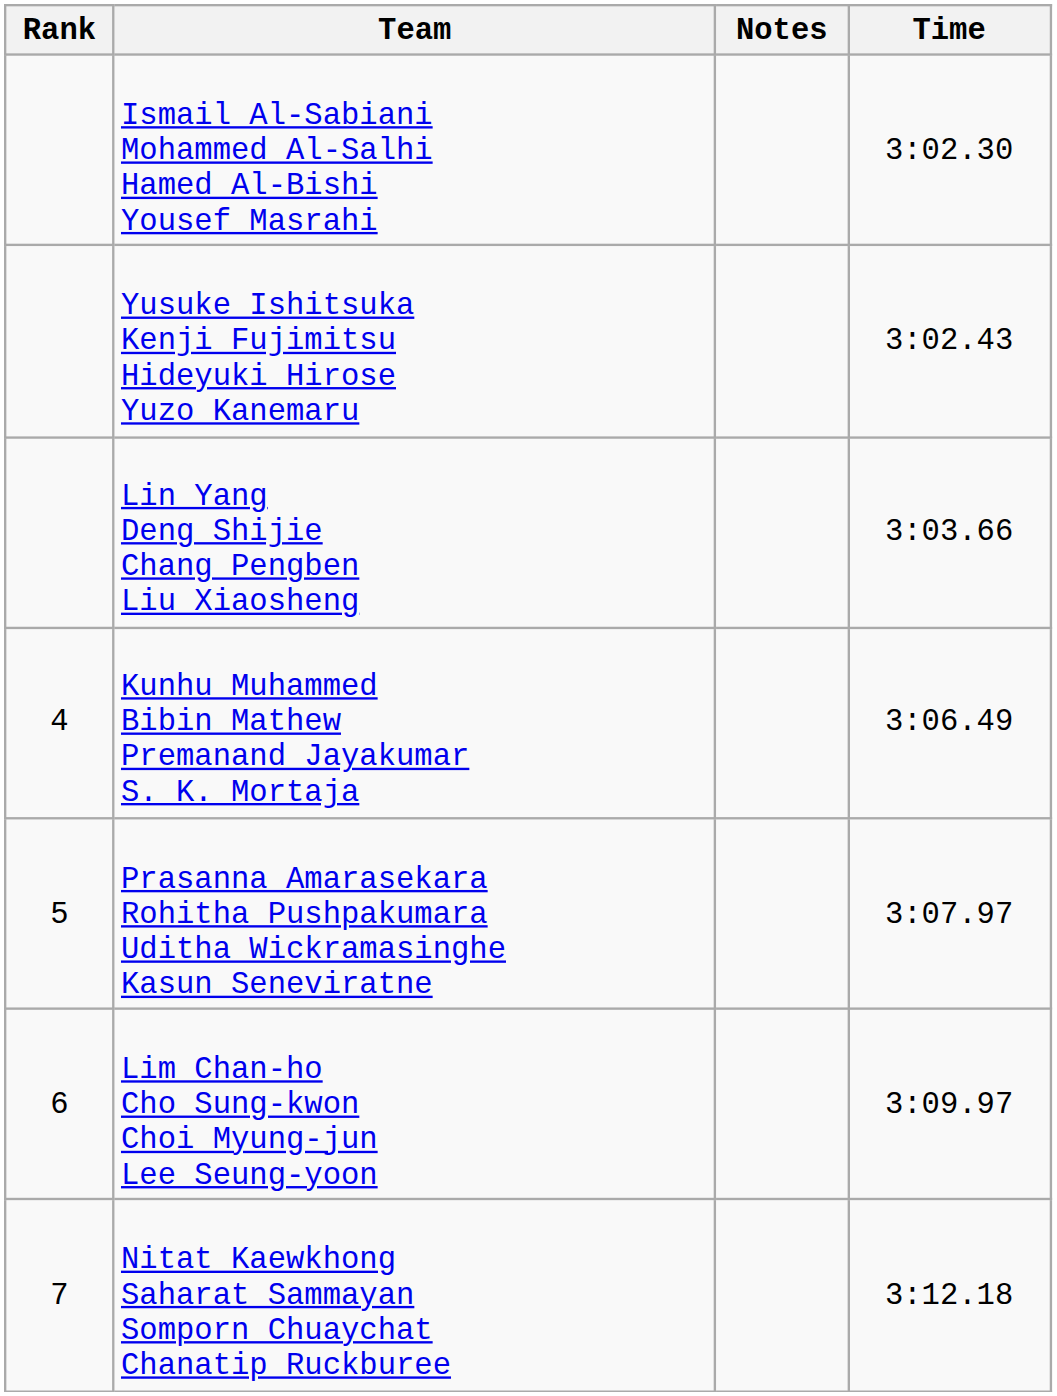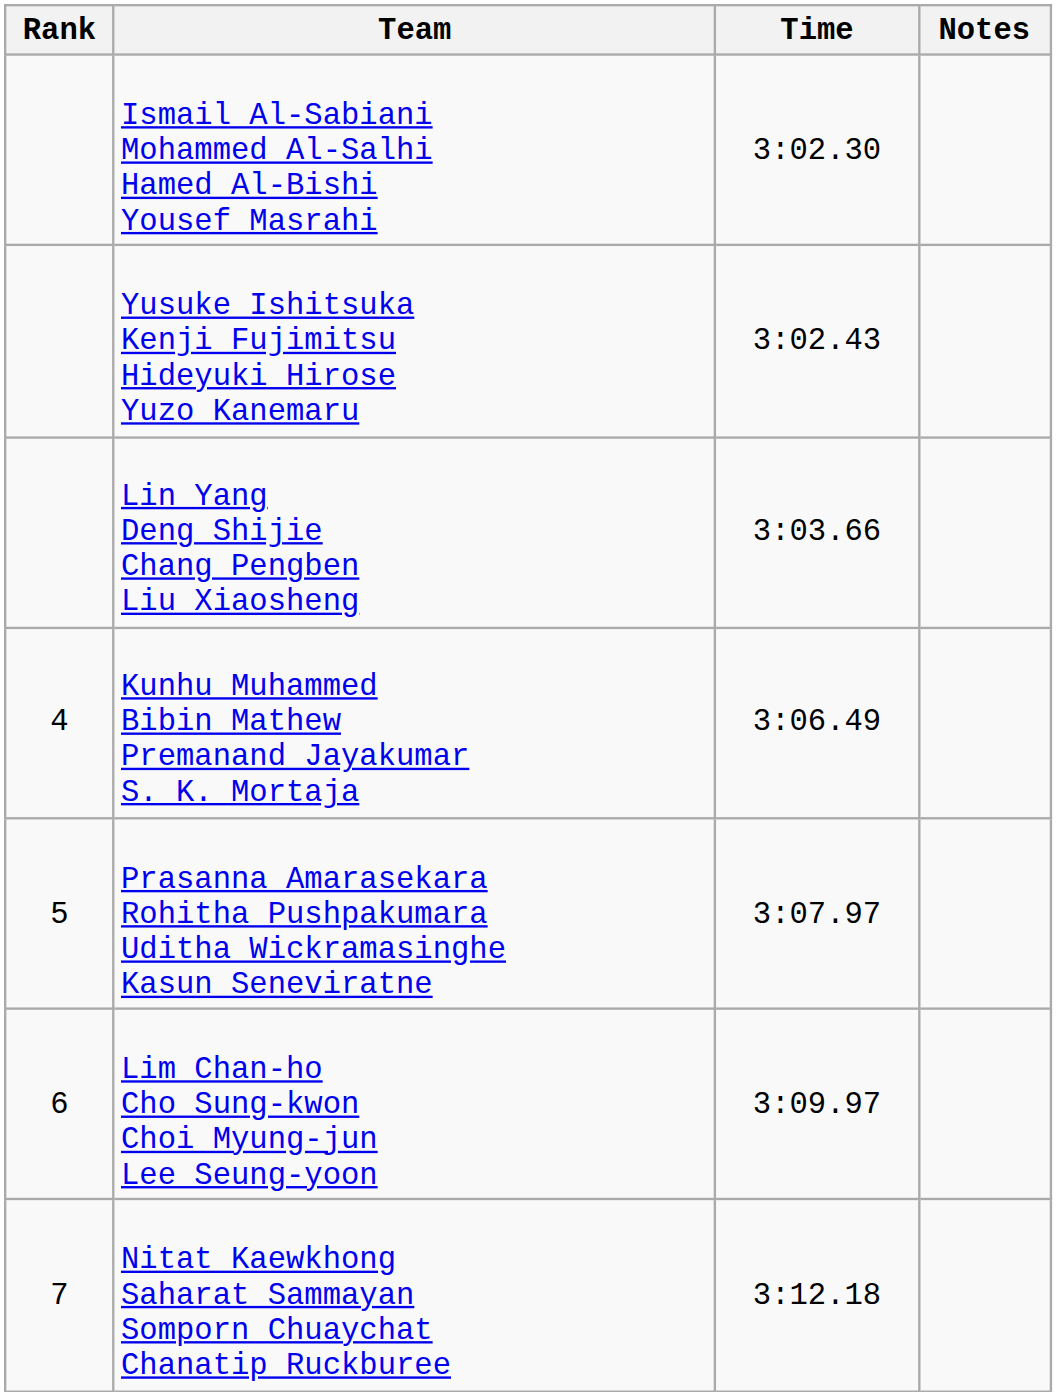columns swapped: (949, 30) <-> (782, 30)
